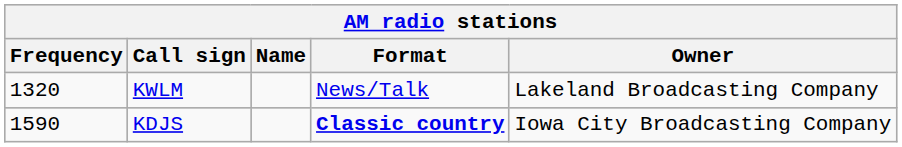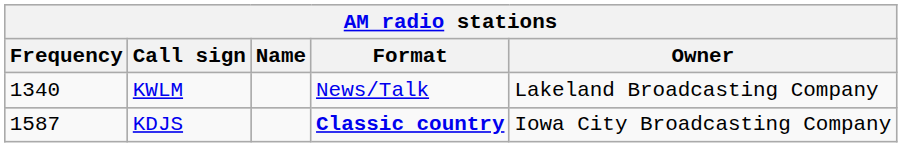(35, 90) 1320 -> (35, 90) 1340
(35, 124) 1590 -> (35, 124) 1587
